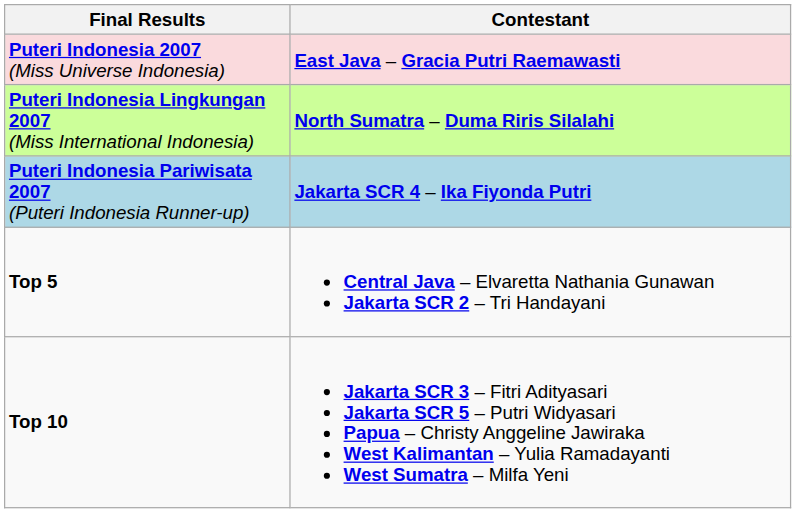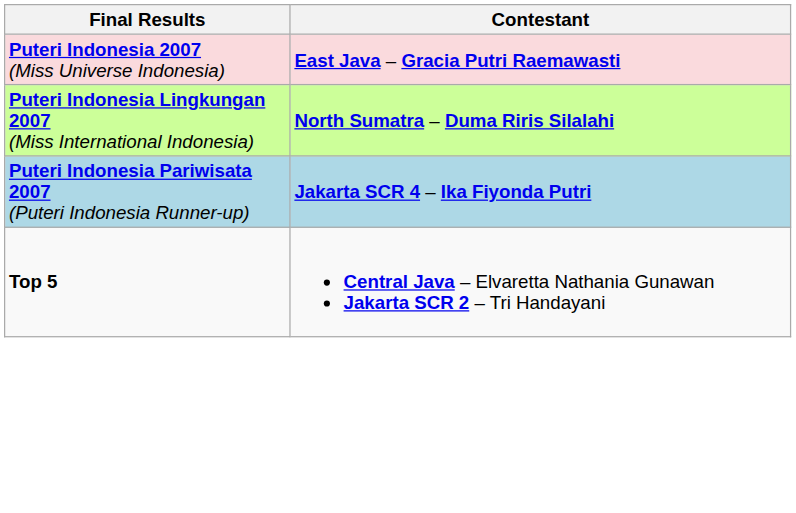- row: (38, 422)
